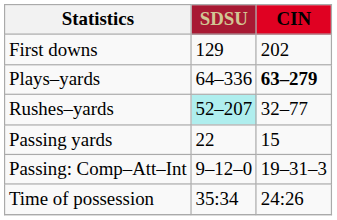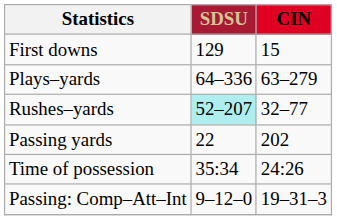(275, 49) 202 -> (270, 49) 15
(289, 79) bold -> (289, 79) normal
(270, 139) 15 -> (275, 139) 202
rows swapped: (98, 169) <-> (82, 199)
